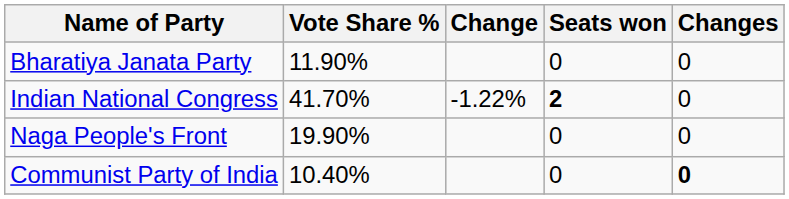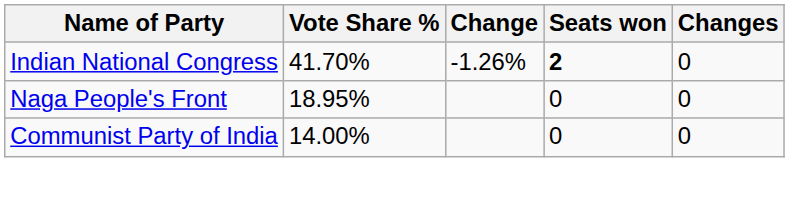- row: (131, 61)
(488, 99) -1.22% -> (488, 61) -1.26%
(329, 136) 19.90% -> (329, 99) 18.95%
(329, 174) 10.40% -> (329, 136) 14.00%
(684, 174) bold -> (684, 136) normal
